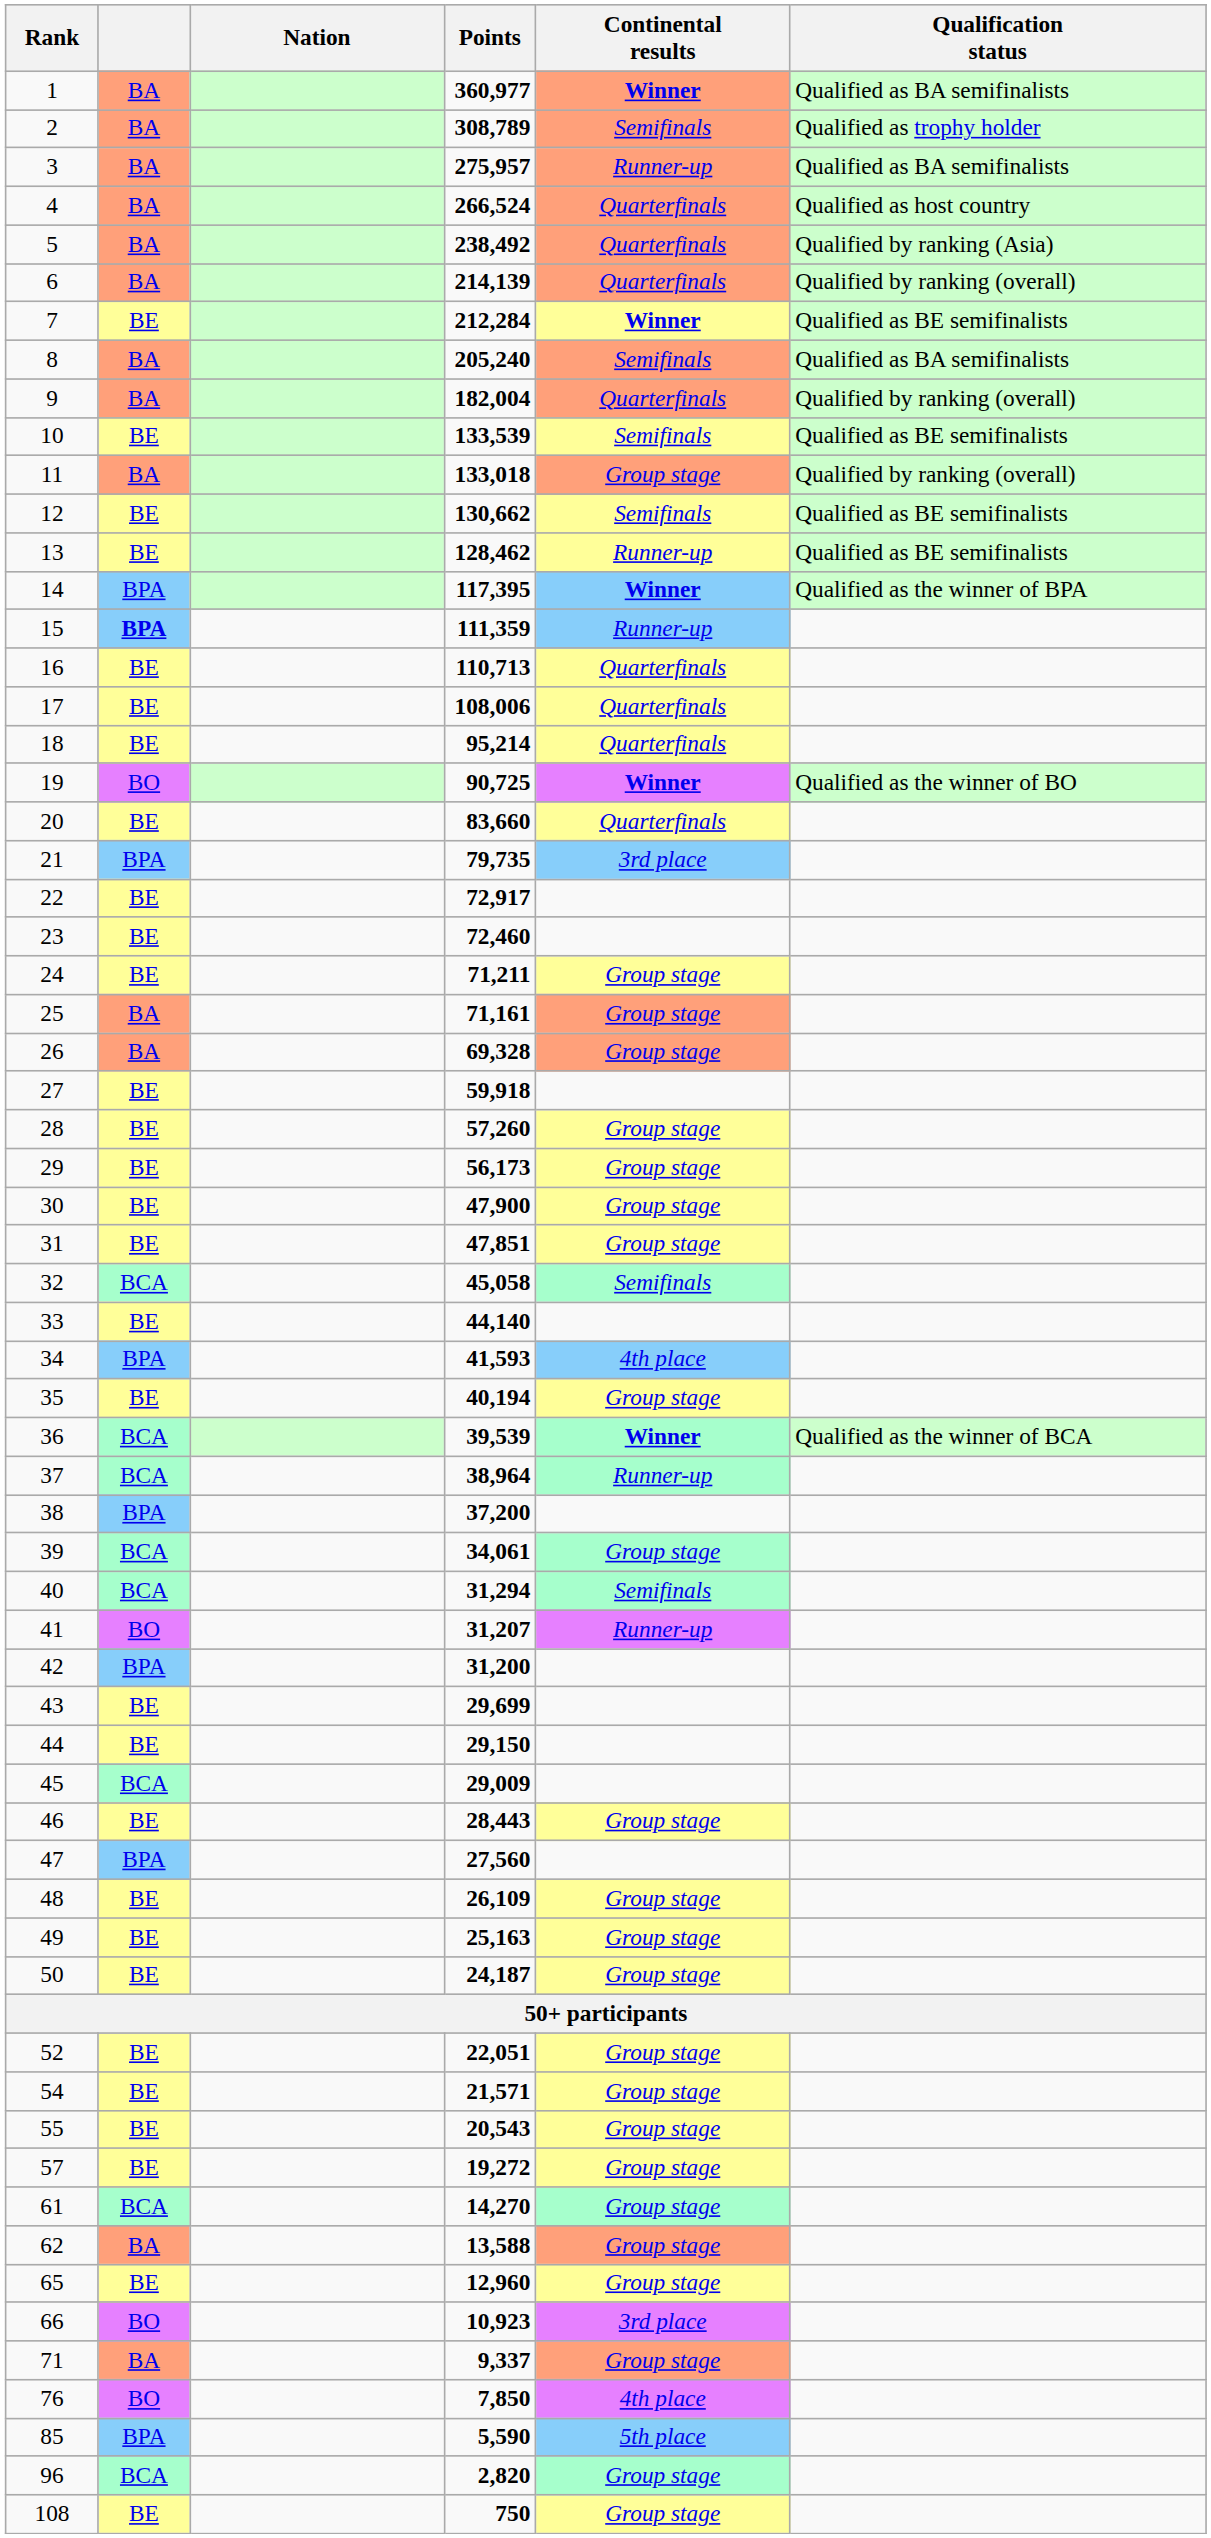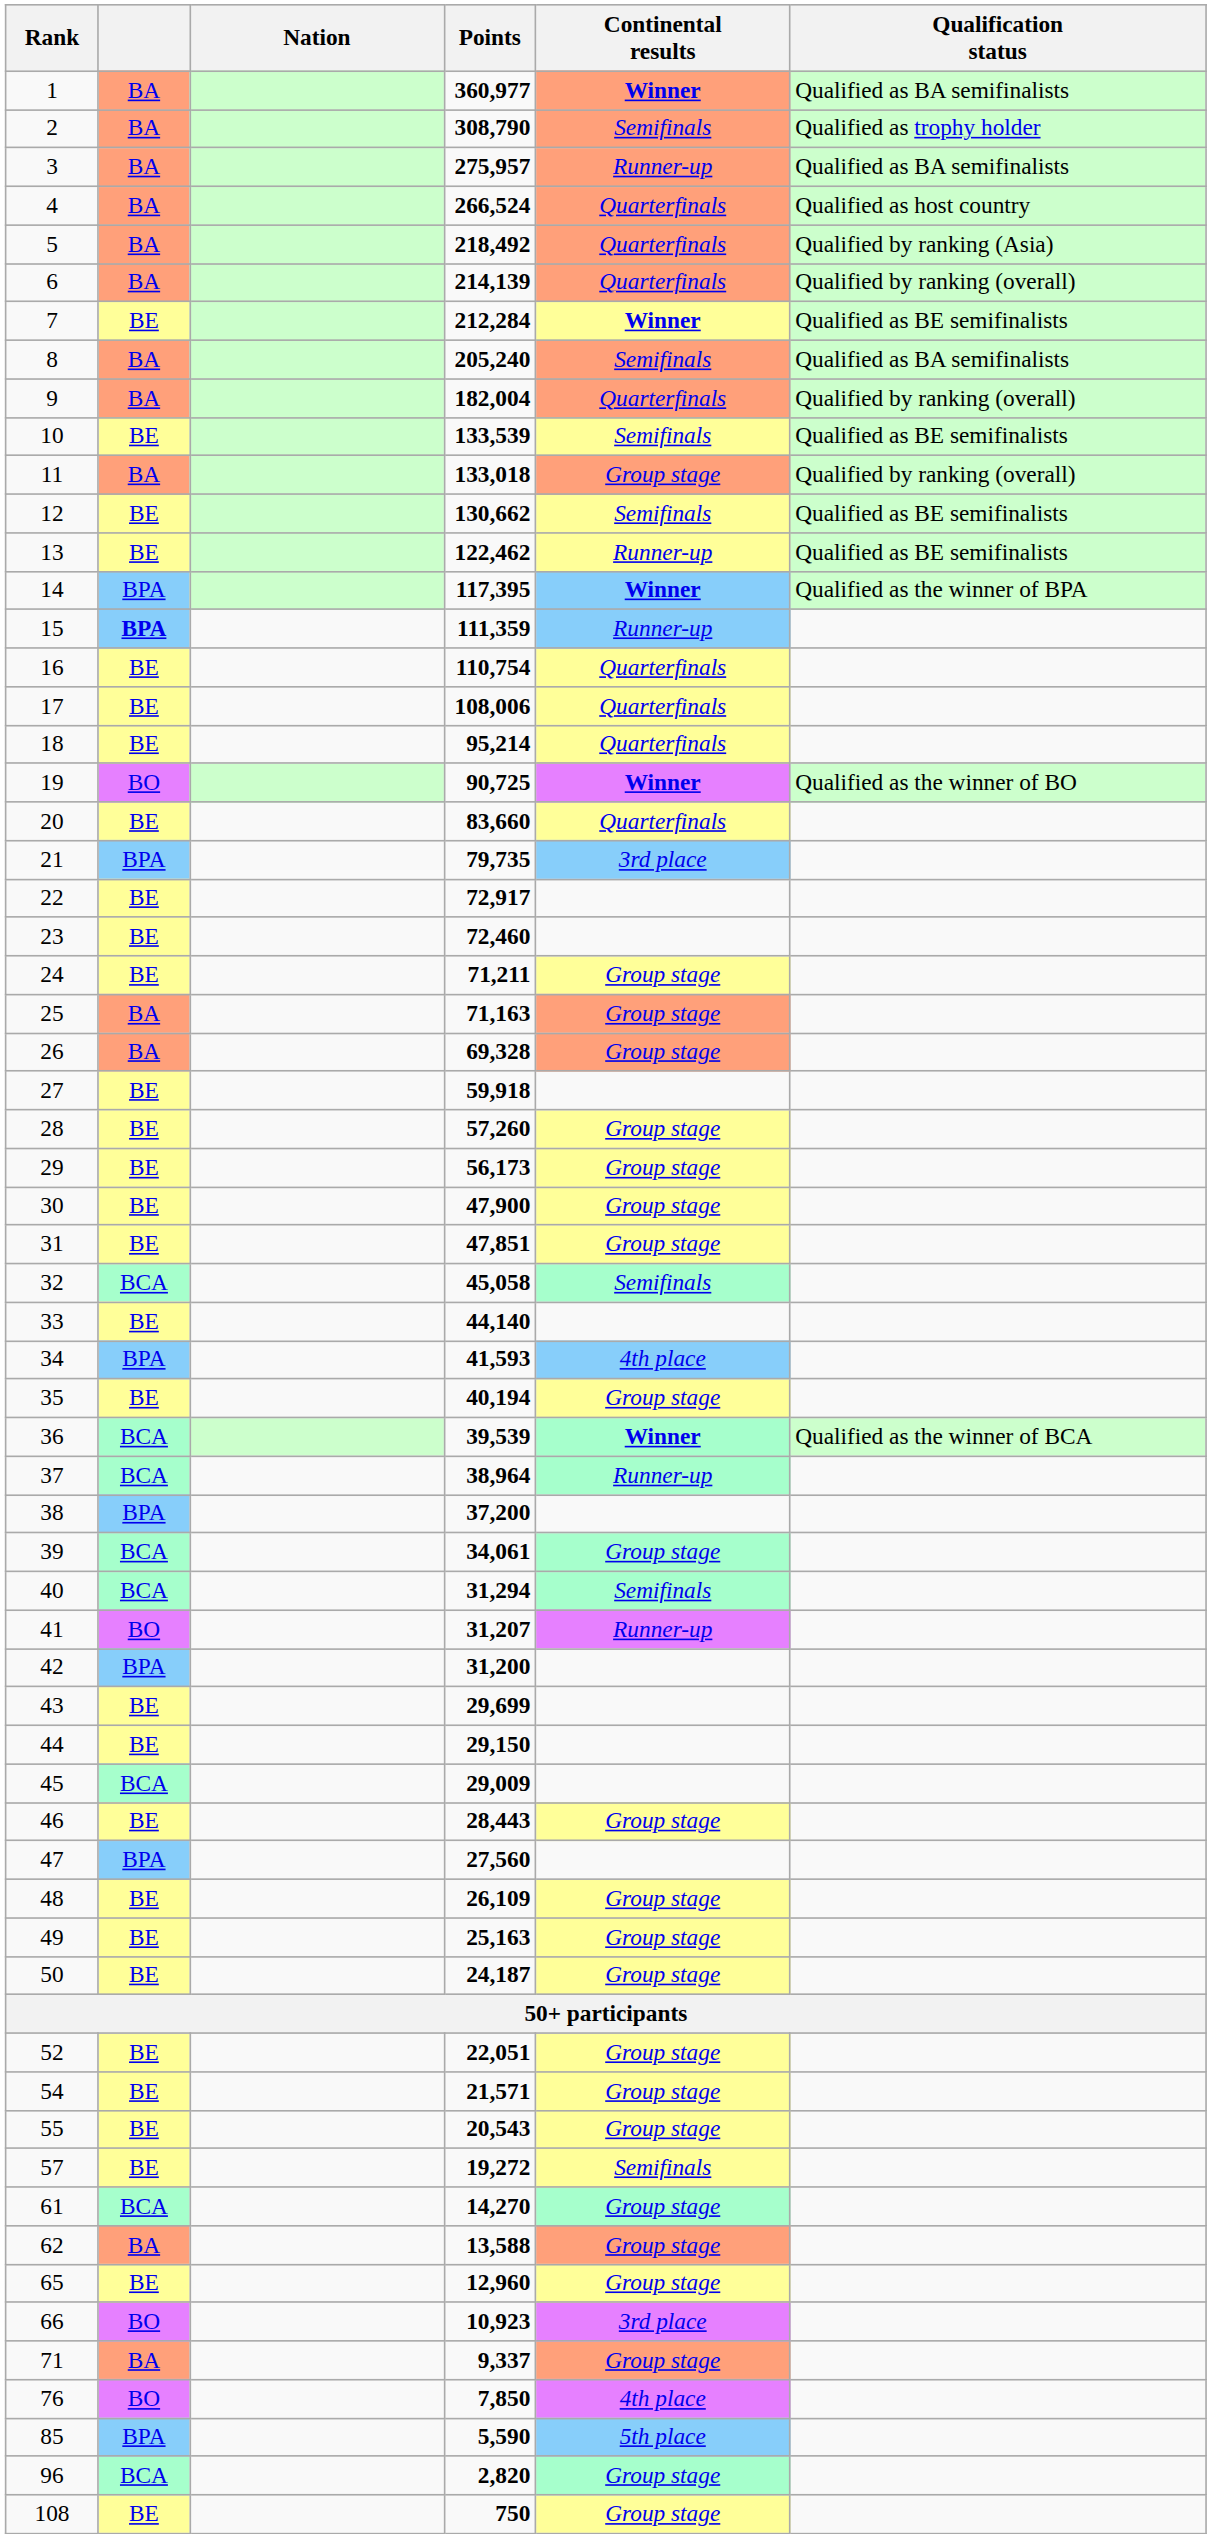(492, 128) 308,789 -> (492, 128) 308,790
(492, 243) 238,492 -> (492, 243) 218,492
(492, 551) 128,462 -> (492, 551) 122,462
(493, 666) 110,713 -> (493, 666) 110,754
(498, 1013) 71,161 -> (498, 1013) 71,163
(663, 2167) Group stage -> (663, 2167) Semifinals
